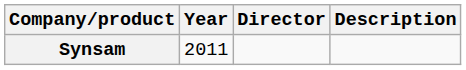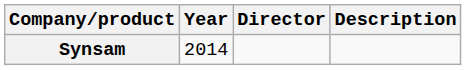(206, 50) 2011 -> (206, 50) 2014
